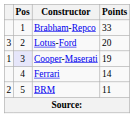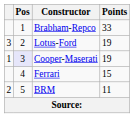(107, 43) 20 -> (107, 43) 19
(107, 74) 14 -> (107, 74) 15
